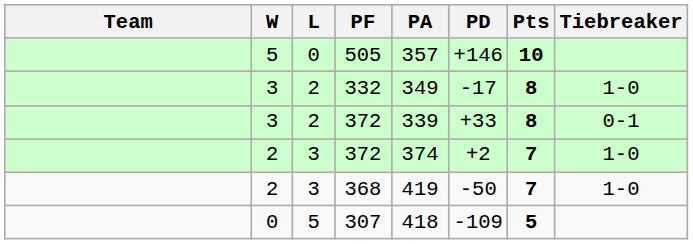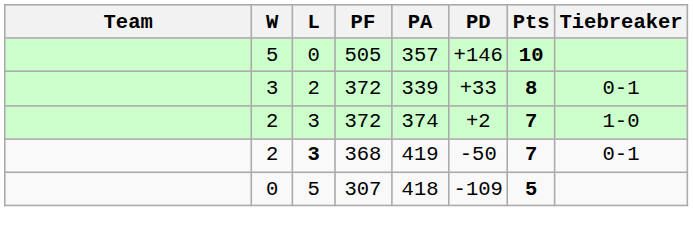- row: (272, 88)
(314, 189) normal -> (314, 155) bold
(621, 189) 1-0 -> (621, 155) 0-1
